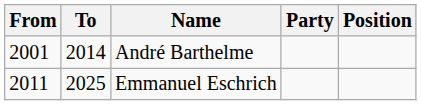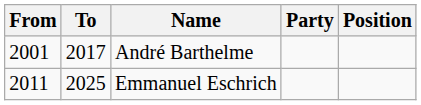(86, 52) 2014 -> (86, 52) 2017
